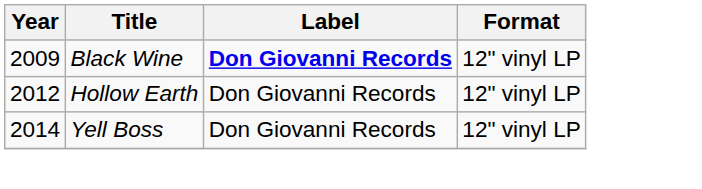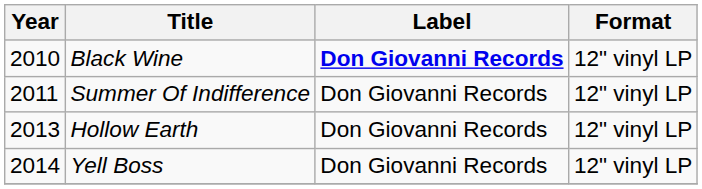(35, 58) 2009 -> (35, 58) 2010
+ row: (190, 93)
(35, 93) 2012 -> (35, 129) 2013
